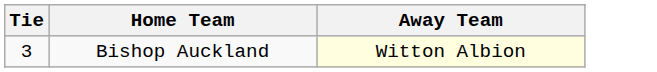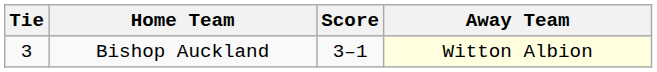+ column: (350, 20)
